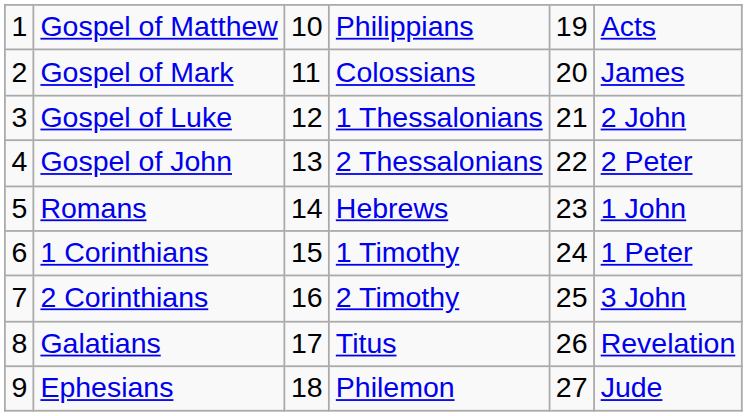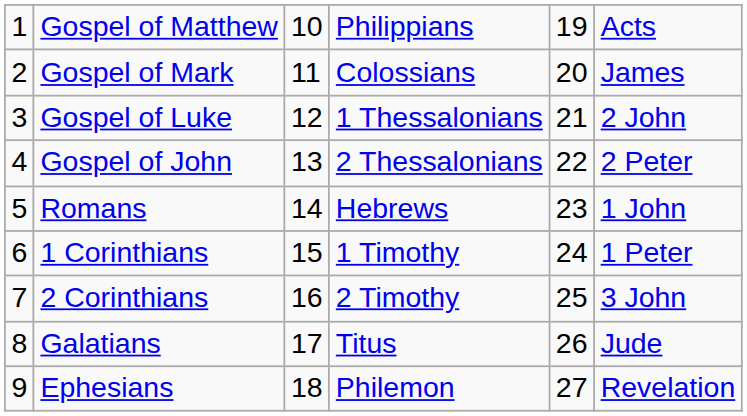(668, 343) Revelation -> (632, 343) Jude
(632, 388) Jude -> (668, 388) Revelation
